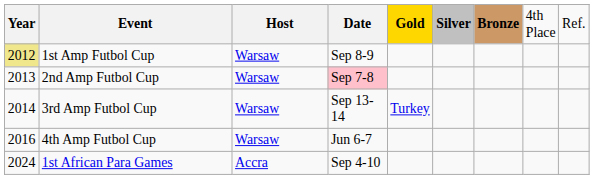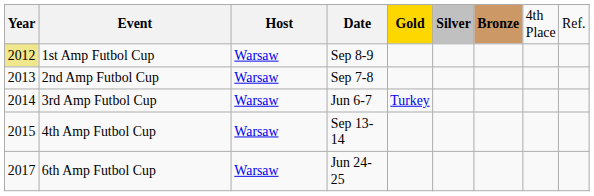(352, 78) pink background -> (352, 78) no background
(352, 109) Sep 13-14 -> (351, 101) Jun 6-7
(22, 140) 2016 -> (22, 131) 2015
(352, 140) Jun 6-7 -> (352, 131) Sep 13-14
+ row: (99, 171)
- row: (107, 162)
